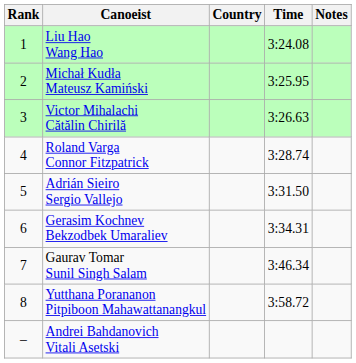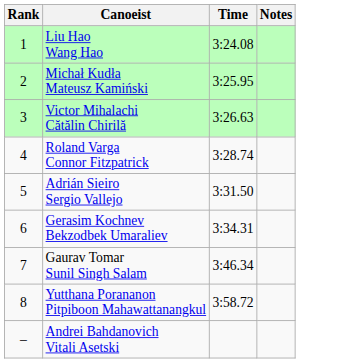- column: (237, 15)
